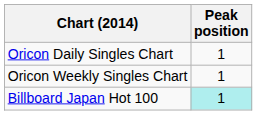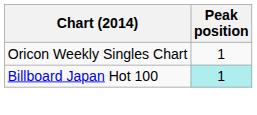- row: (90, 53)
